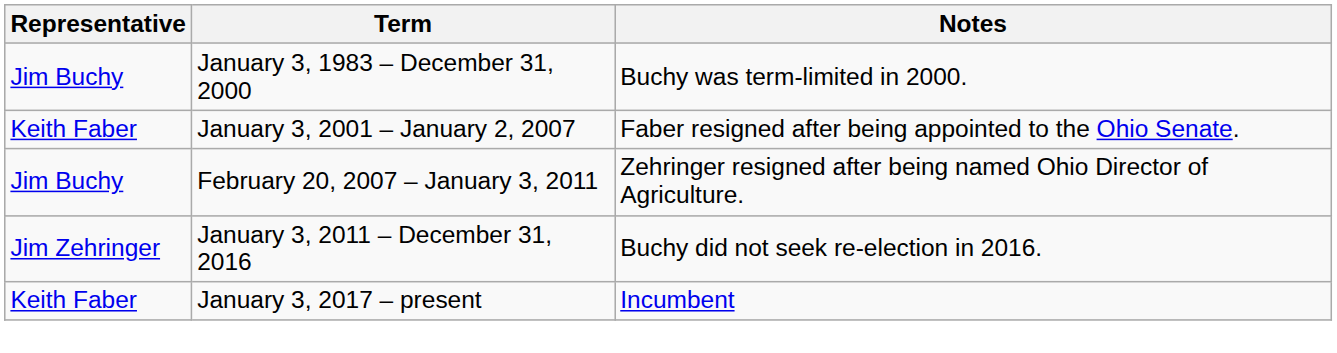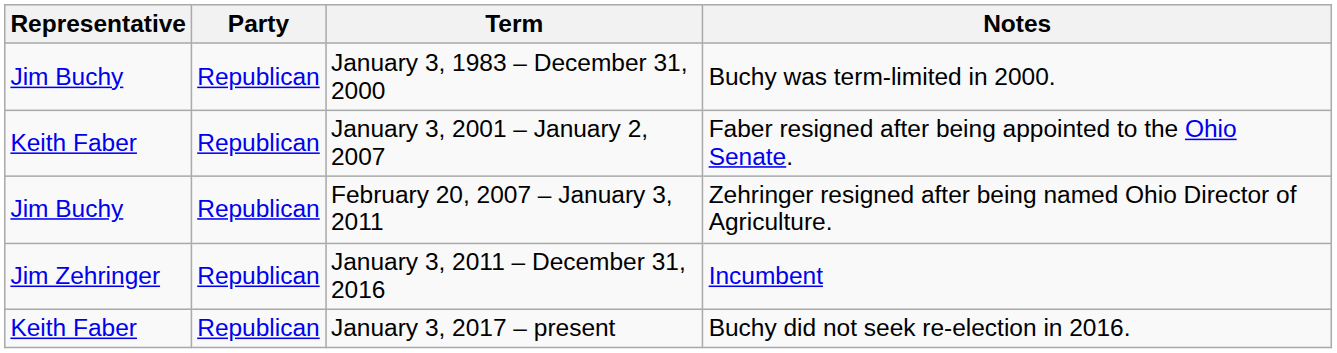+ column: (258, 23)
(831, 248) Buchy did not seek re-election in 2016. -> (766, 275) Incumbent
(677, 300) Incumbent -> (920, 328) Buchy did not seek re-election in 2016.
